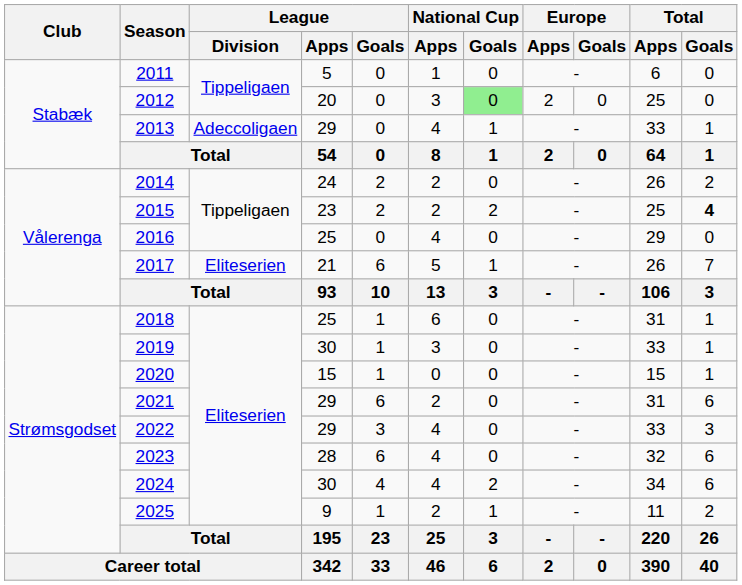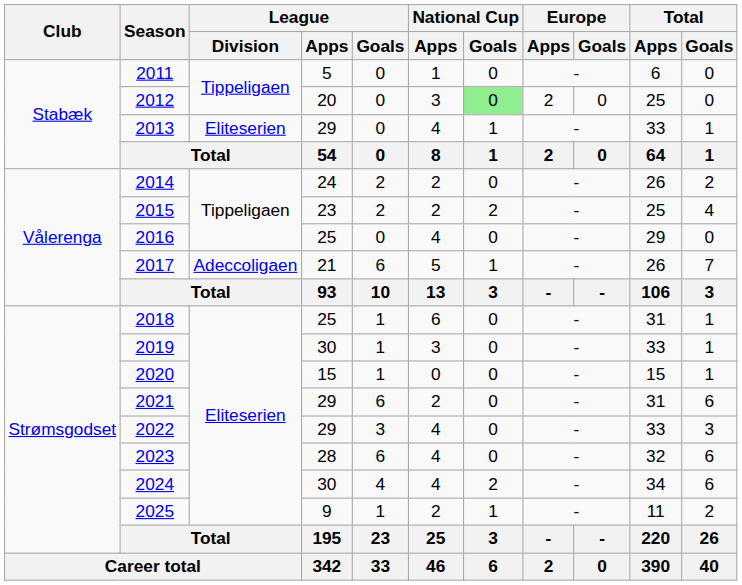(245, 127) Adeccoligaen -> (245, 127) Eliteserien
(709, 210) bold -> (709, 210) normal
(245, 264) Eliteserien -> (245, 264) Adeccoligaen
